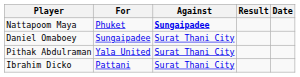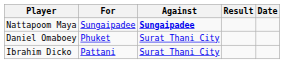(110, 25) Phuket -> (108, 25) Sungaipadee
(123, 38) Sungaipadee -> (95, 38) Phuket
- row: (49, 52)
